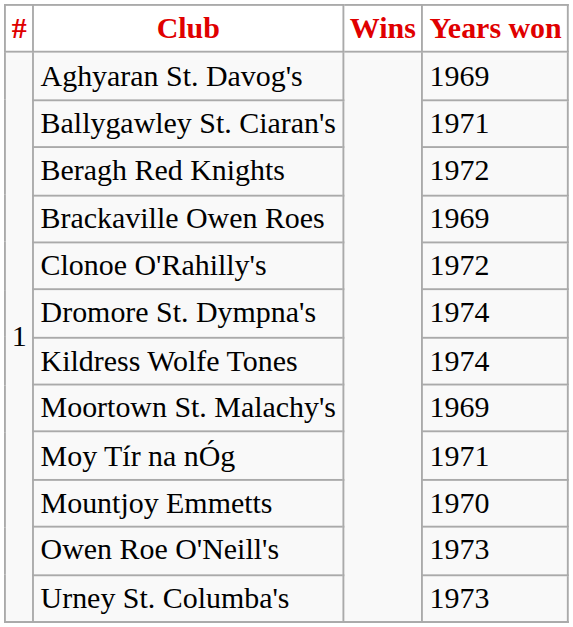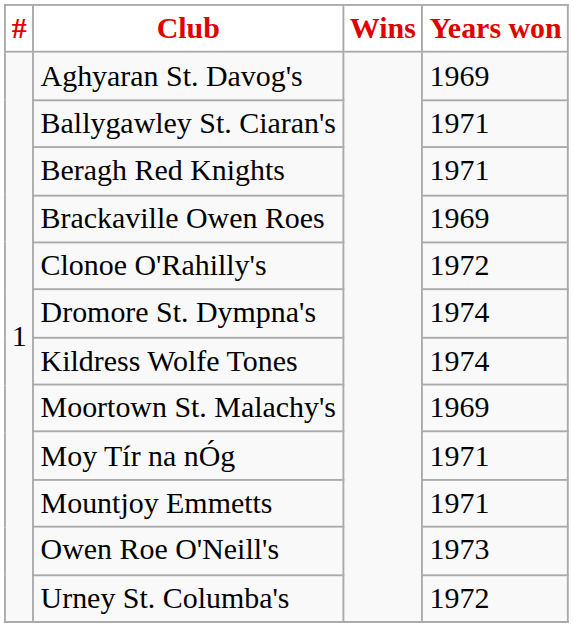(459, 170) 1972 -> (459, 170) 1971
(459, 502) 1970 -> (459, 502) 1971
(459, 597) 1973 -> (459, 597) 1972
